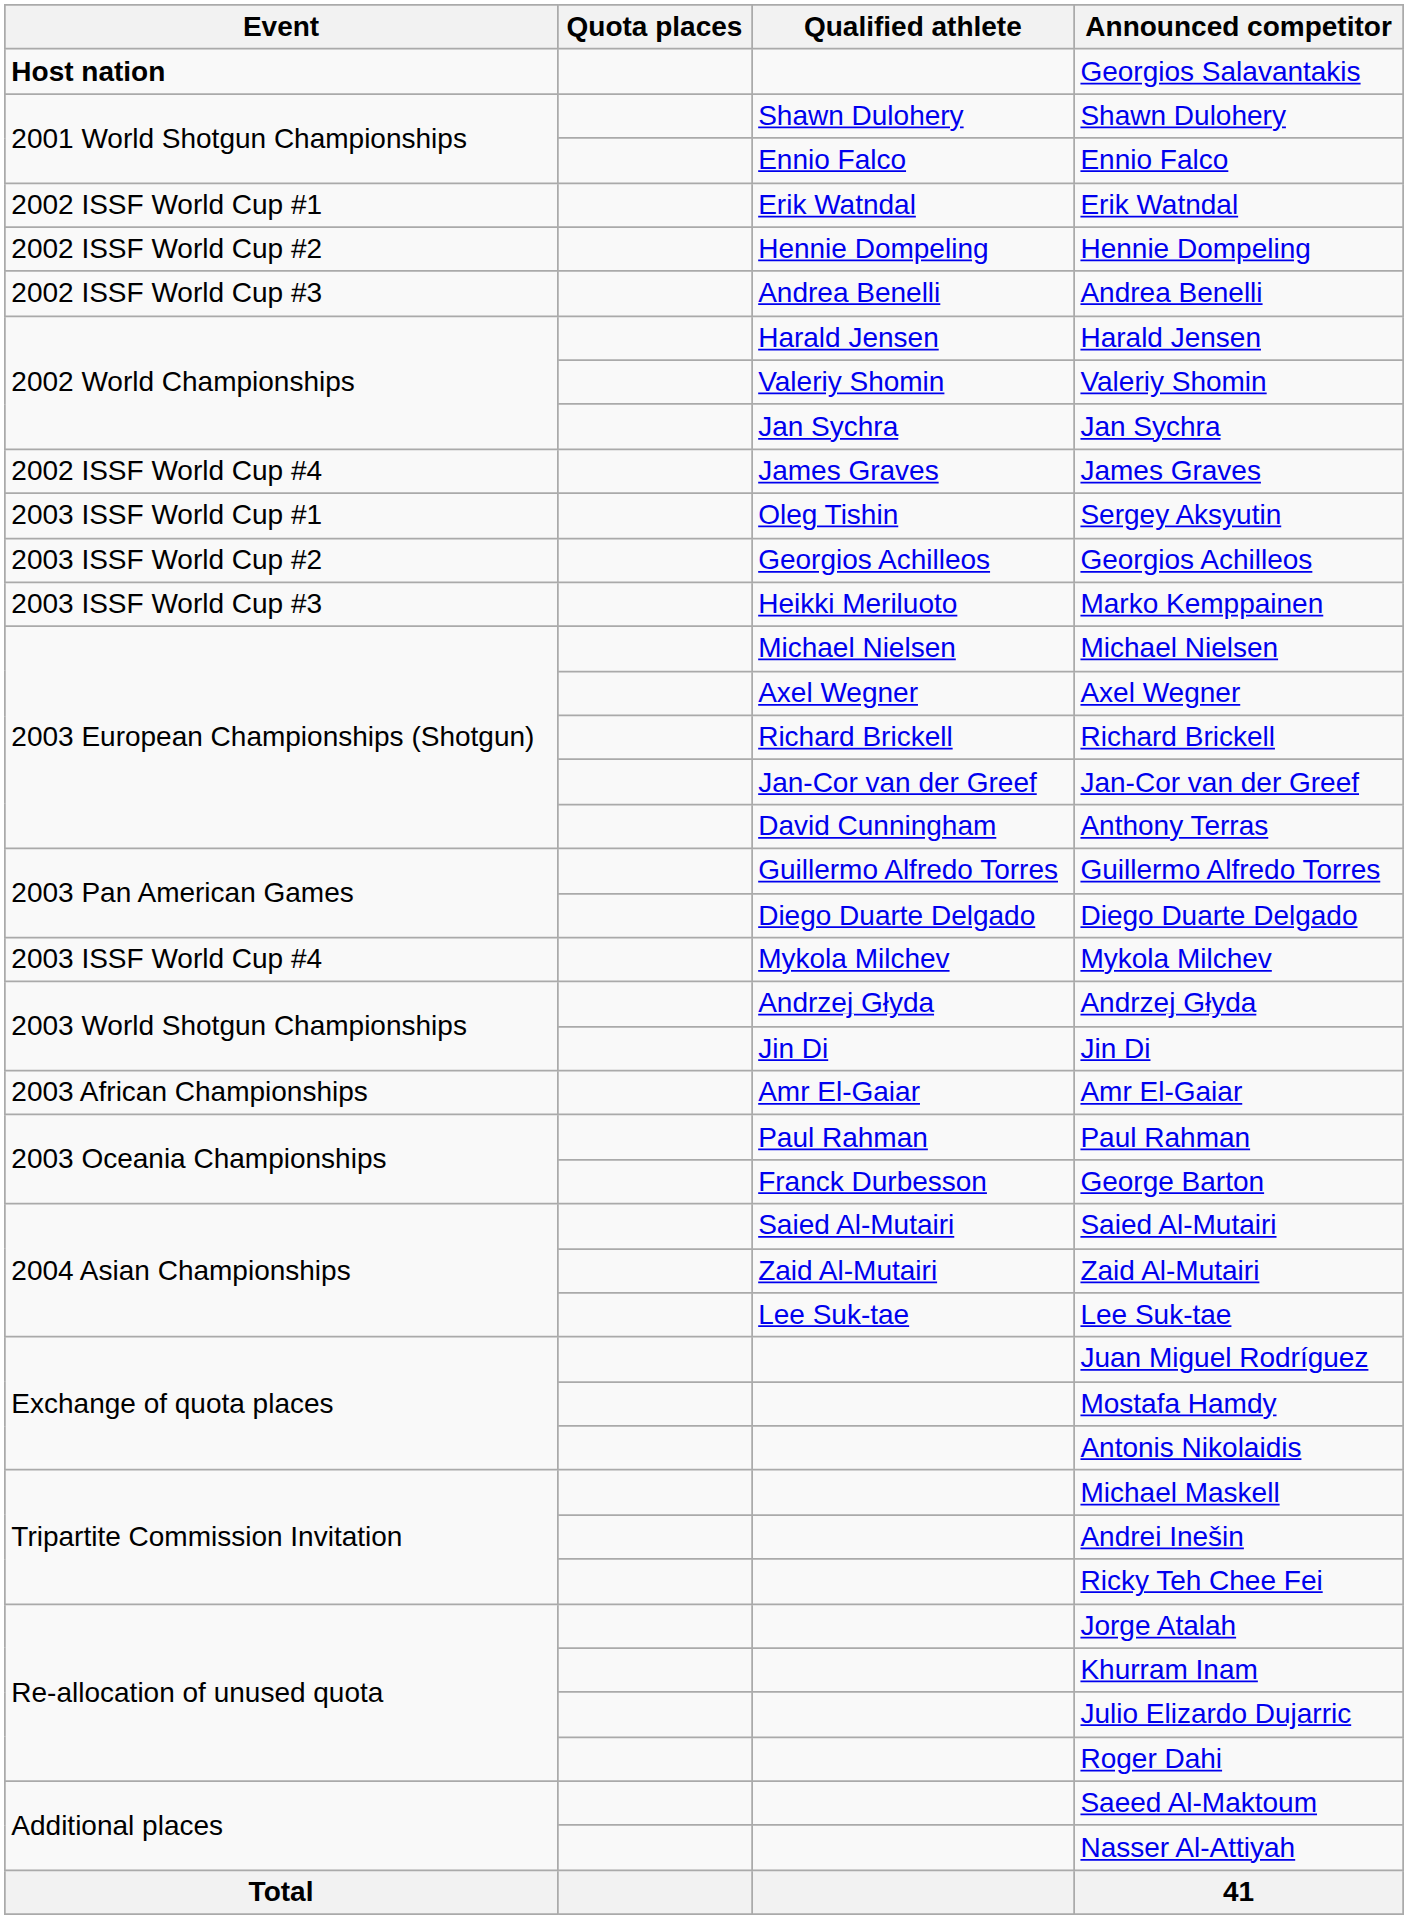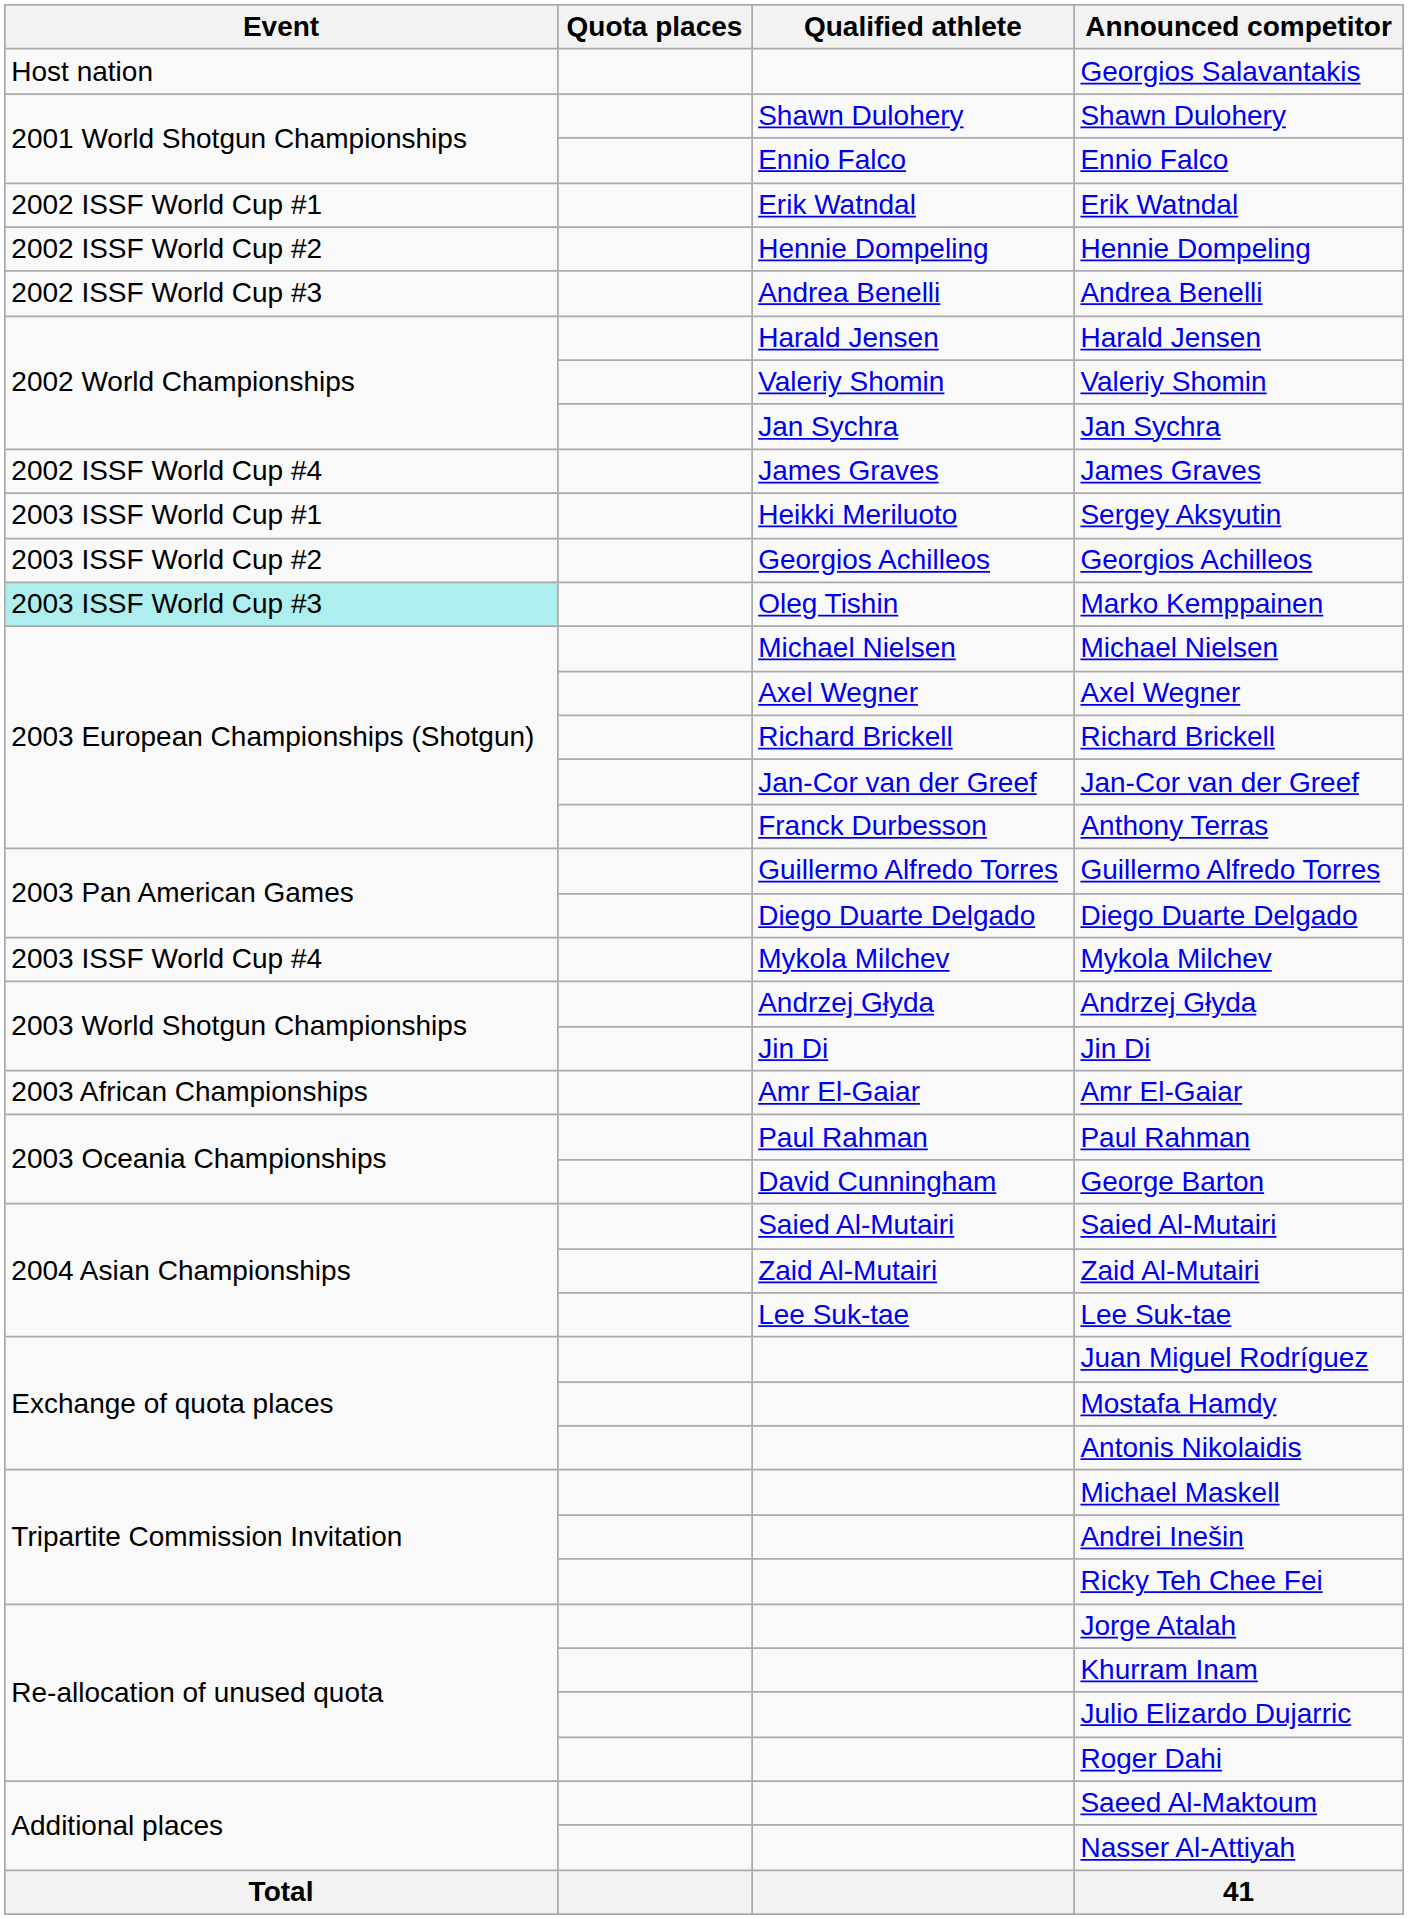(88, 71) bold -> (82, 71) normal
(828, 515) Oleg Tishin -> (858, 515) Heikki Meriluoto
(167, 603) no background -> (167, 603) paleturquoise background
(858, 603) Heikki Meriluoto -> (828, 603) Oleg Tishin
(877, 826) David Cunningham -> (873, 826) Franck Durbesson
(873, 1181) Franck Durbesson -> (877, 1181) David Cunningham
